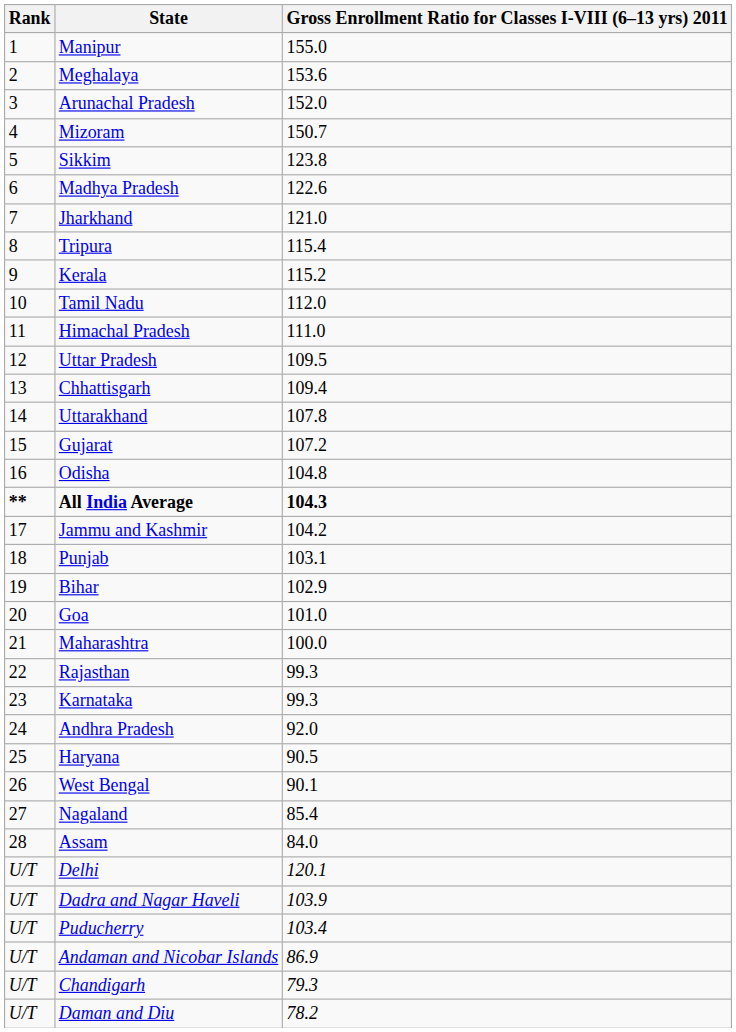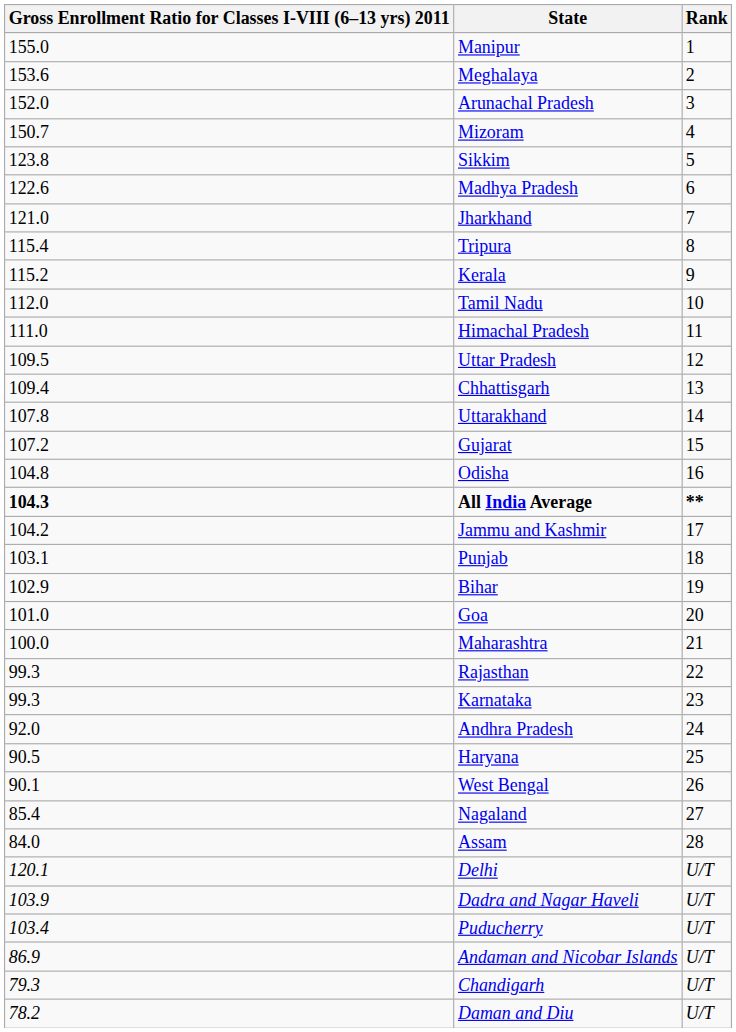columns swapped: (30, 18) <-> (507, 18)
